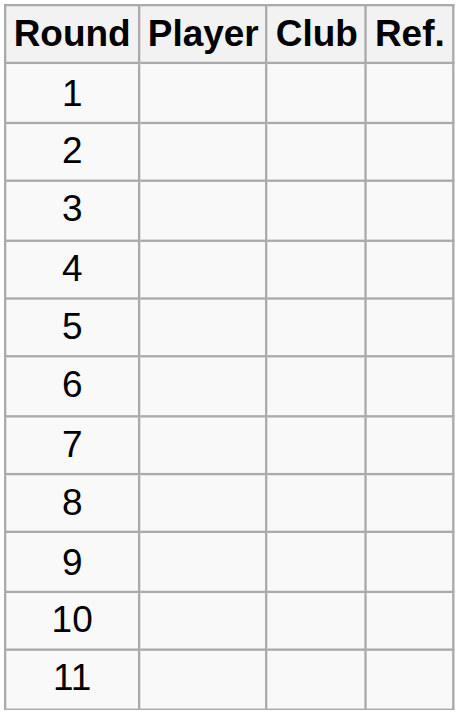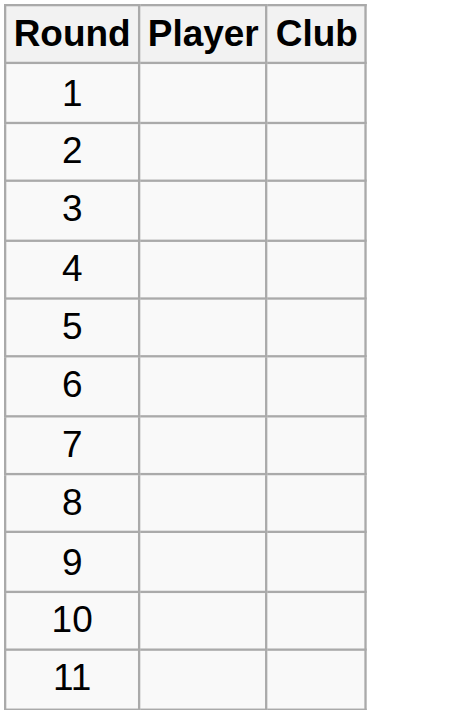- column: (410, 33)
